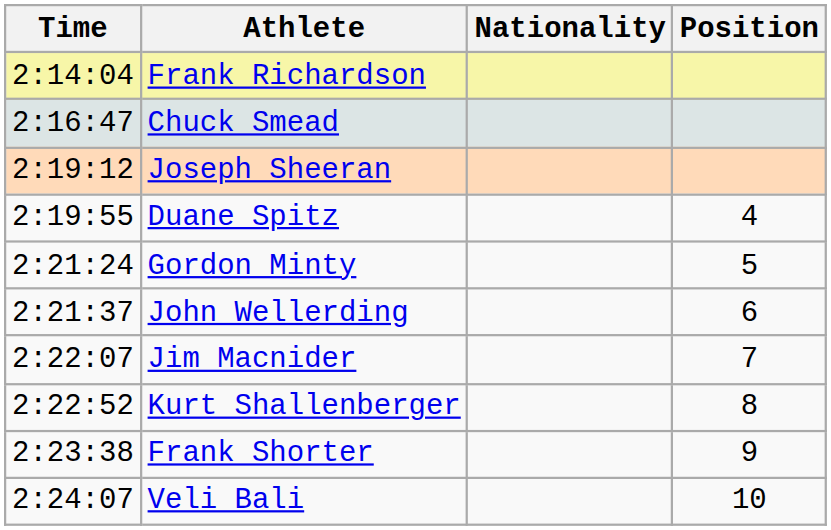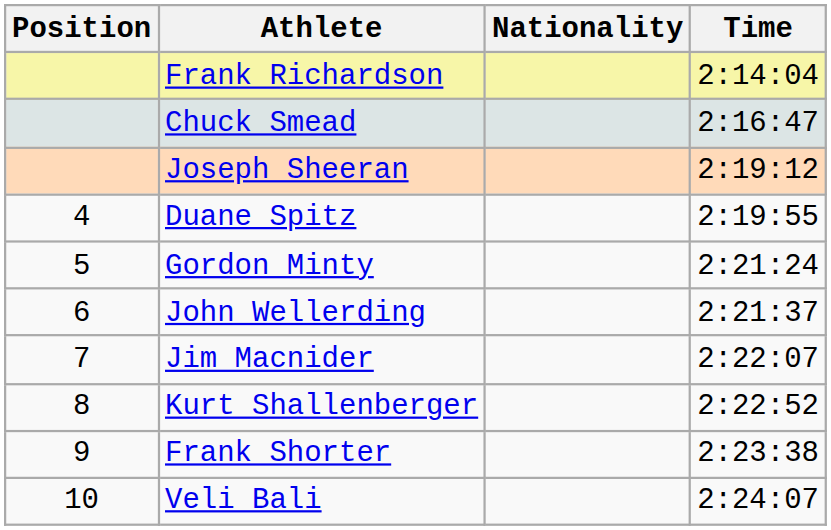columns swapped: (749, 29) <-> (73, 29)
